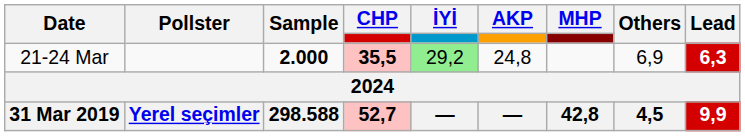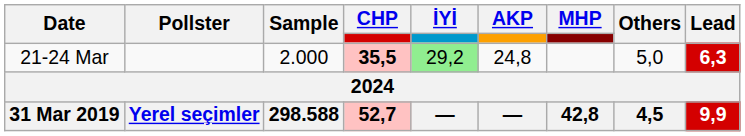(304, 57) bold -> (304, 57) normal
(650, 57) 6,9 -> (650, 57) 5,0
